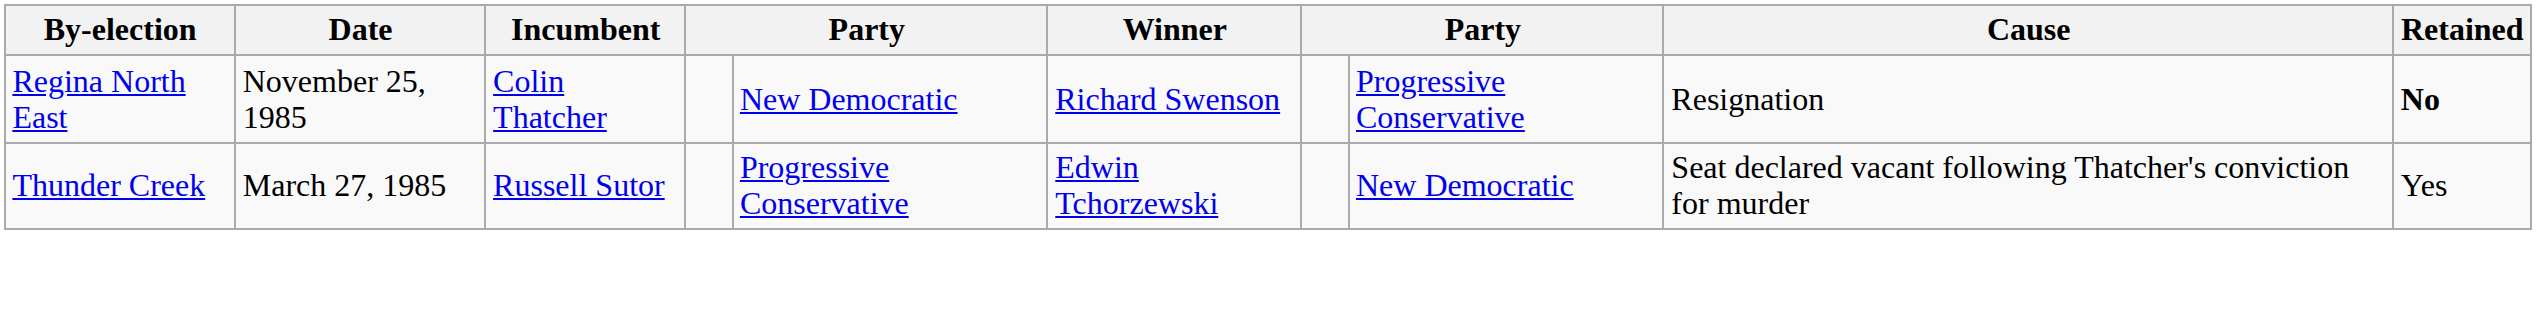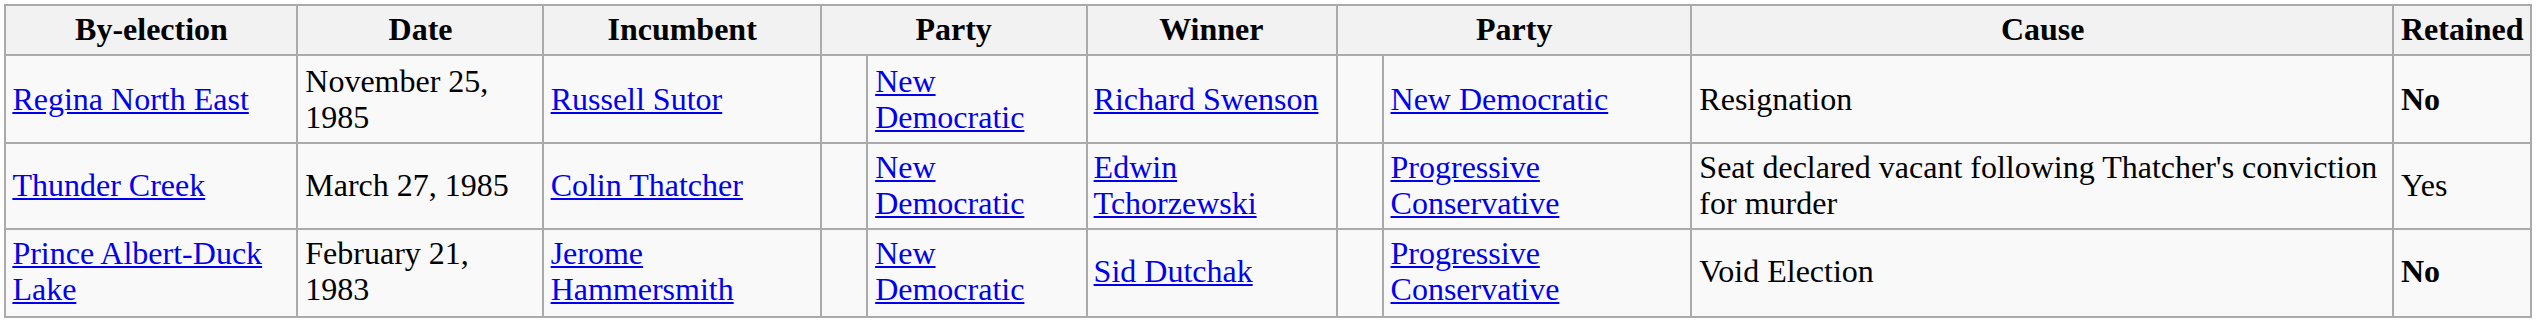(550, 98) Colin Thatcher -> (636, 98) Russell Sutor
(1440, 98) Progressive Conservative -> (1499, 98) New Democratic
(579, 185) Russell Sutor -> (647, 185) Colin Thatcher
(824, 185) Progressive Conservative -> (950, 185) New Democratic
(1465, 185) New Democratic -> (1475, 185) Progressive Conservative
+ row: (137, 272)
